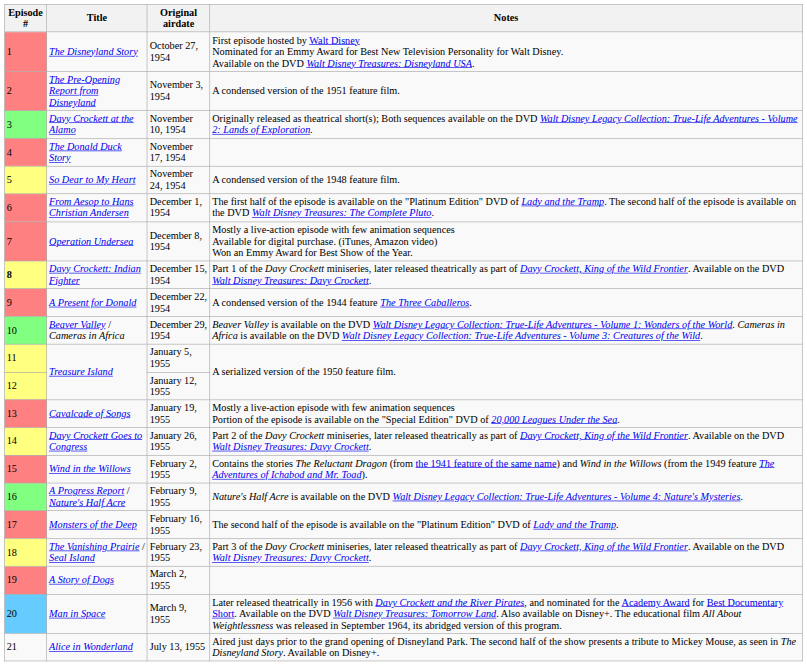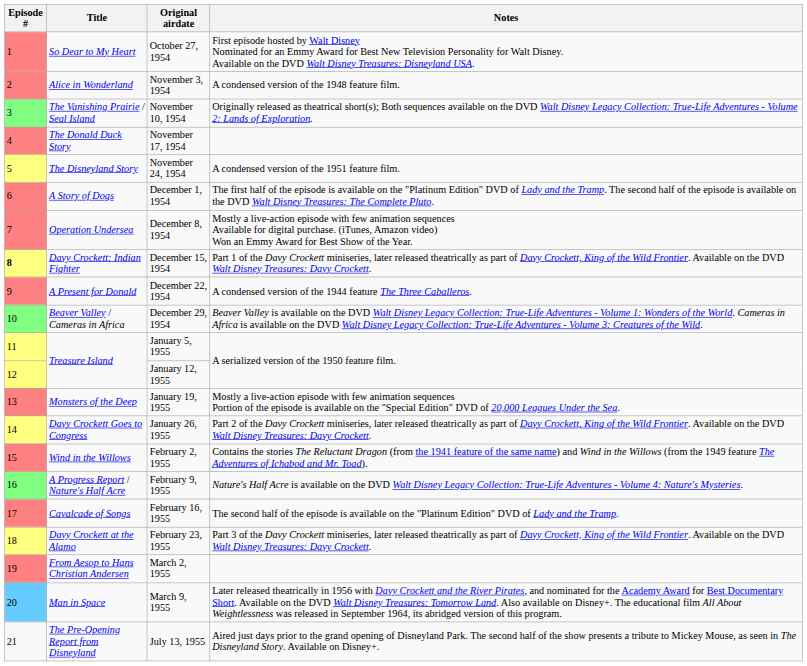(93, 51) The Disneyland Story -> (92, 51) So Dear to My Heart
(85, 91) The Pre-Opening Report from Disneyland -> (91, 85) Alice in Wonderland
(306, 91) A condensed version of the 1951 feature film. -> (306, 85) A condensed version of the 1948 feature film.
(91, 124) Davy Crockett at the Alamo -> (97, 113) The Vanishing Prairie / Seal Island
(92, 180) So Dear to My Heart -> (93, 168) The Disneyland Story
(306, 180) A condensed version of the 1948 feature film. -> (306, 168) A condensed version of the 1951 feature film.
(91, 207) From Aesop to Hans Christian Andersen -> (81, 196) A Story of Dogs
(90, 413) Cavalcade of Songs -> (93, 402) Monsters of the Deep
(93, 524) Monsters of the Deep -> (90, 513) Cavalcade of Songs
(97, 552) The Vanishing Prairie / Seal Island -> (91, 541) Davy Crockett at the Alamo
(81, 580) A Story of Dogs -> (91, 568) From Aesop to Hans Christian Andersen
(91, 647) Alice in Wonderland -> (85, 641) The Pre-Opening Report from Disneyland
